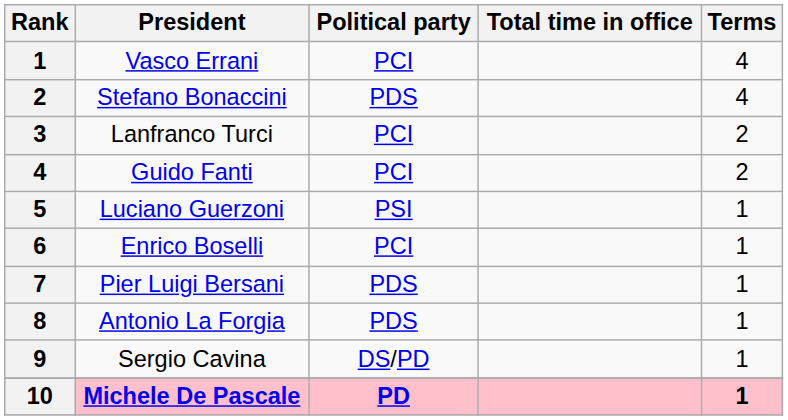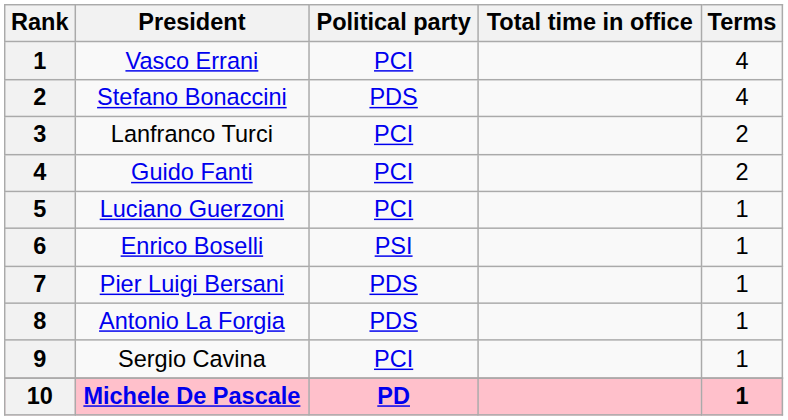(394, 209) PSI -> (394, 209) PCI
(394, 246) PCI -> (394, 246) PSI
(394, 358) DS/PD -> (394, 358) PCI
